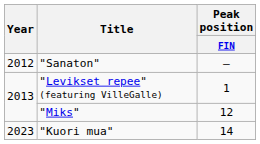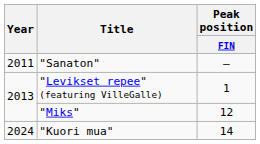(21, 63) 2012 -> (21, 63) 2011
(21, 130) 2023 -> (21, 130) 2024
